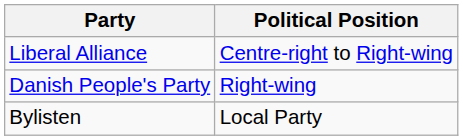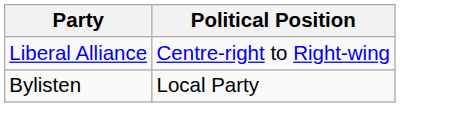- row: (110, 85)
